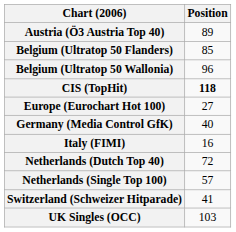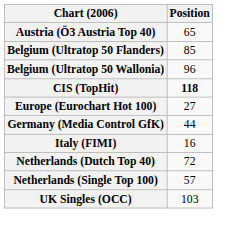(208, 32) 89 -> (190, 32) 65
(208, 124) 40 -> (190, 124) 44
- row: (95, 198)
